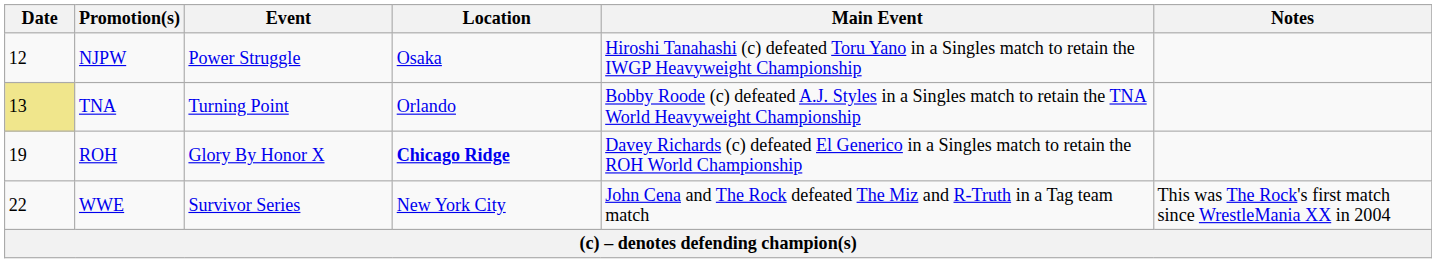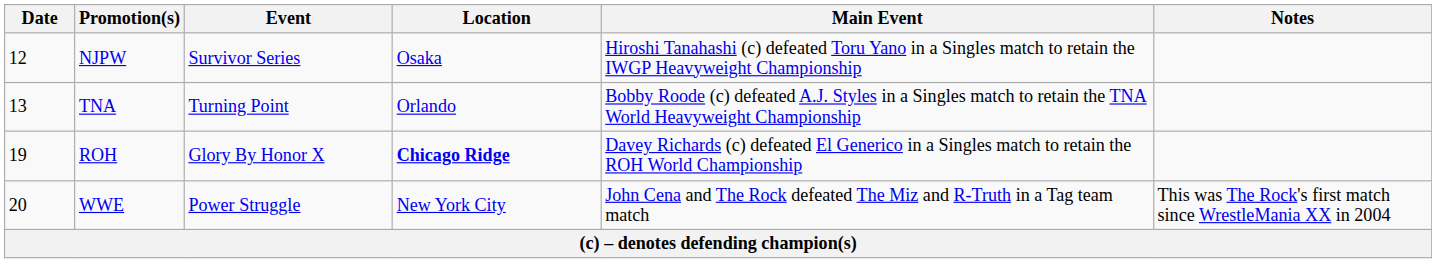(244, 57) Power Struggle -> (244, 57) Survivor Series
(18, 106) khaki background -> (18, 106) no background
(18, 204) 22 -> (18, 204) 20
(244, 204) Survivor Series -> (244, 204) Power Struggle
